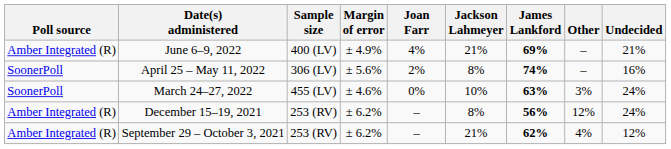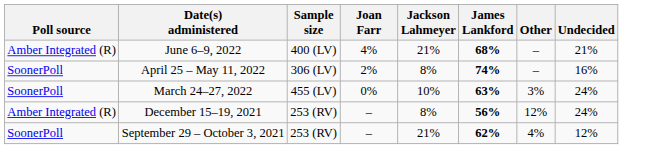- column: (364, 22)
(536, 50) 69% -> (488, 50) 68%
(62, 133) Amber Integrated (R) -> (35, 133) SoonerPoll
